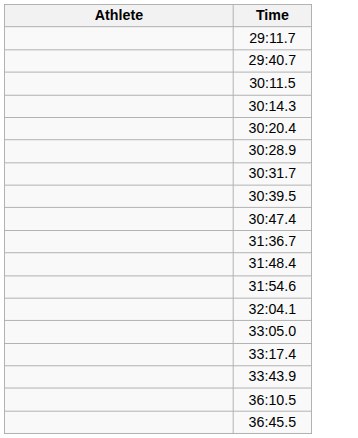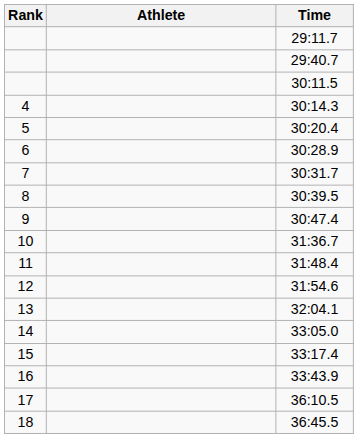+ column: (26, 15)
